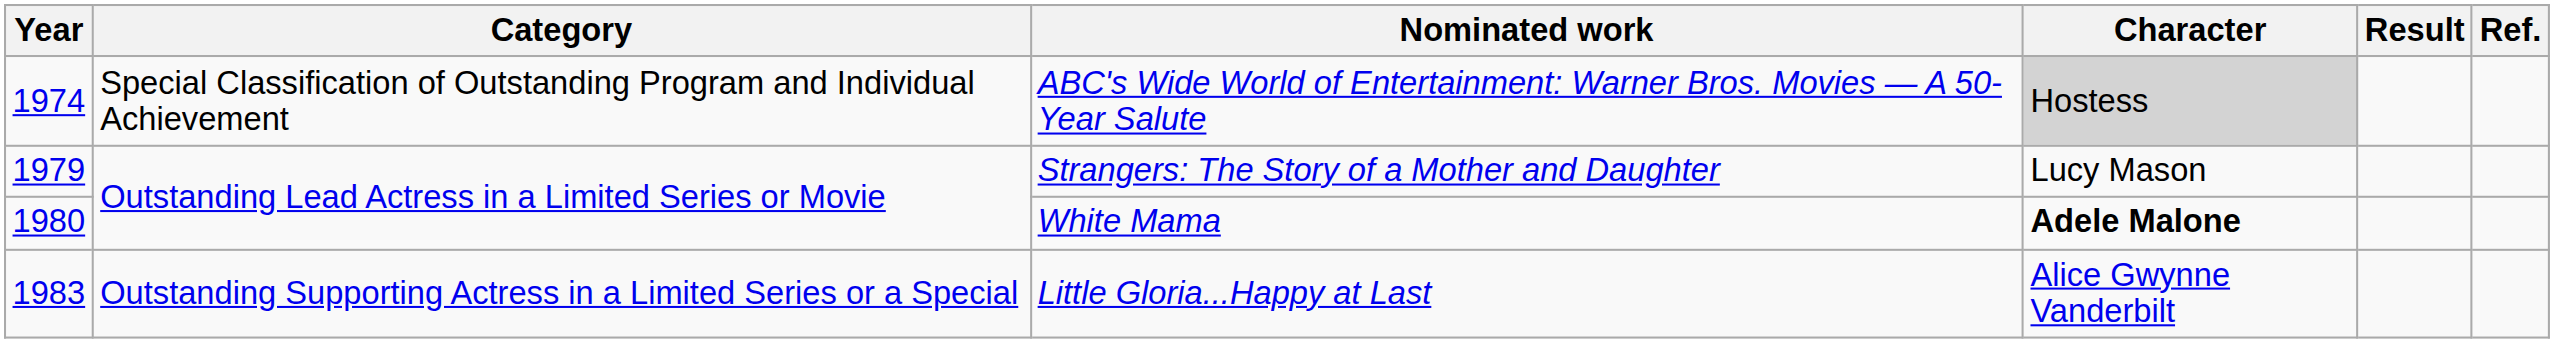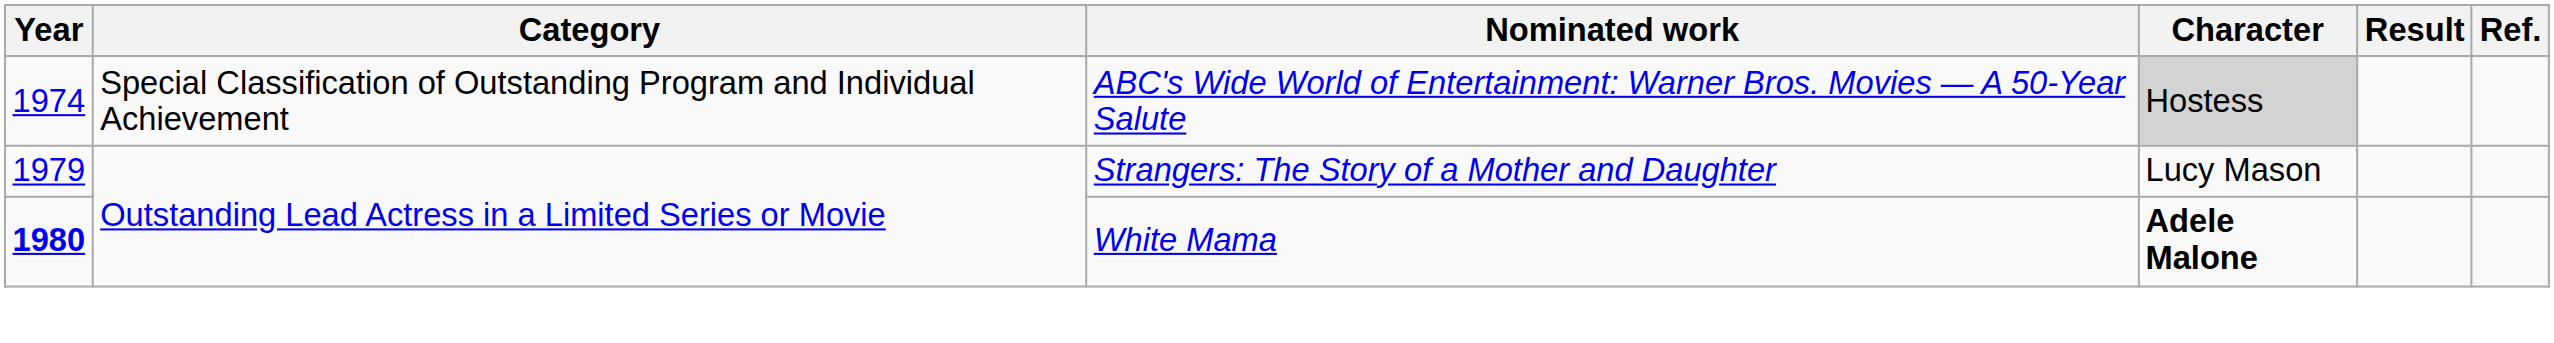(49, 222) normal -> (49, 240) bold
- row: (1234, 292)
